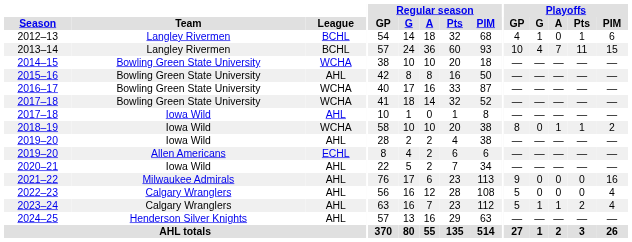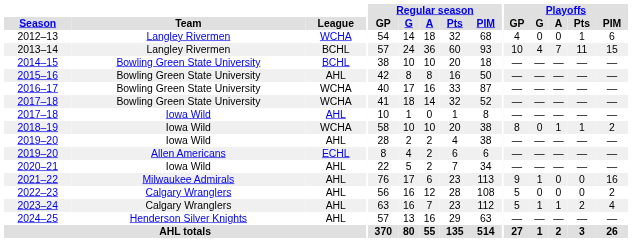(336, 36) BCHL -> (336, 36) WCHA
(540, 36) 1 -> (540, 36) 0
(336, 62) WCHA -> (336, 62) BCHL
(540, 179) 0 -> (540, 179) 1
(612, 192) 4 -> (612, 192) 2
